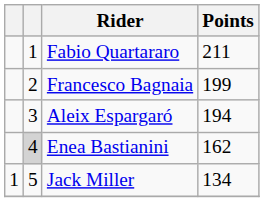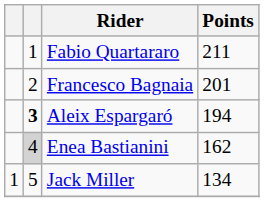(217, 83) 199 -> (217, 83) 201
(33, 115) normal -> (33, 115) bold
